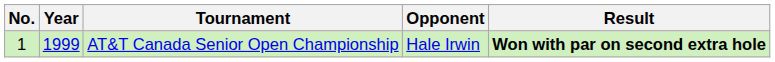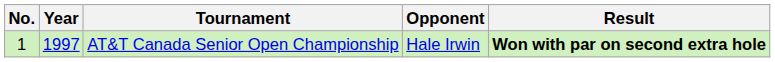(61, 44) 1999 -> (61, 44) 1997
